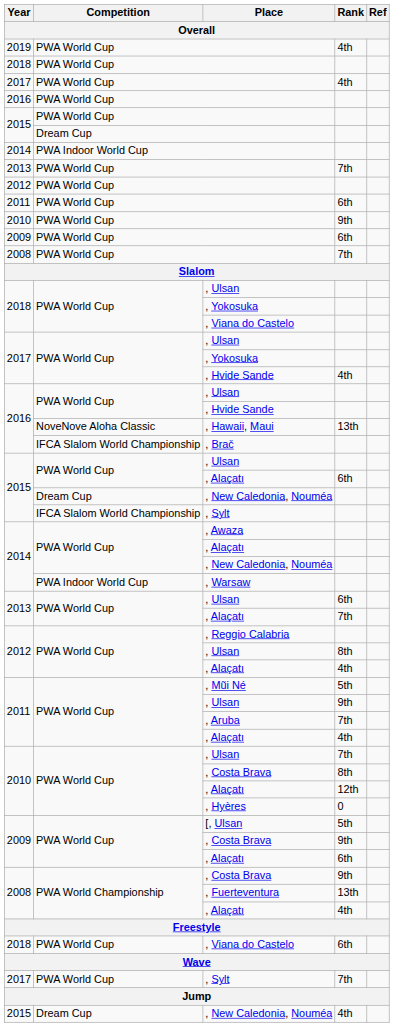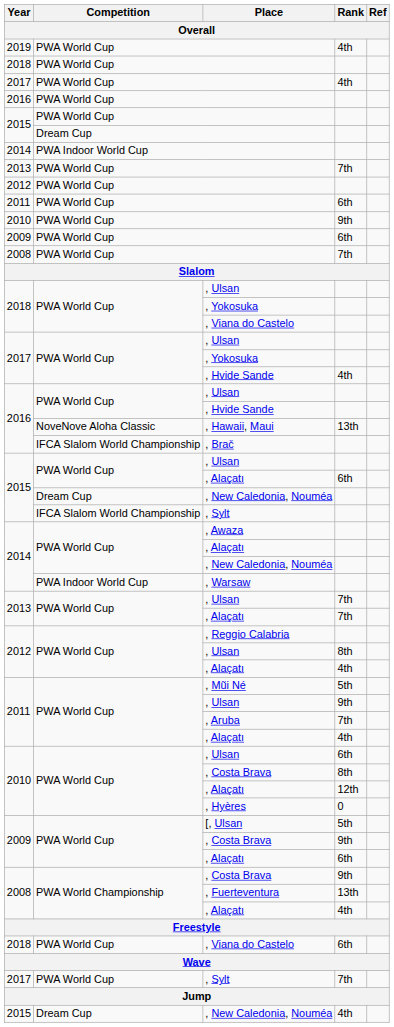(345, 599) 6th -> (345, 599) 7th
(345, 755) 7th -> (345, 755) 6th
